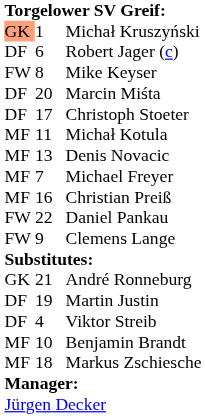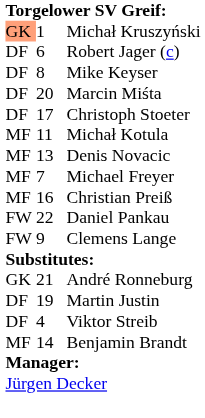(18, 72) FW -> (17, 72) DF
(44, 342) 10 -> (45, 342) 14
- row: (134, 362)
